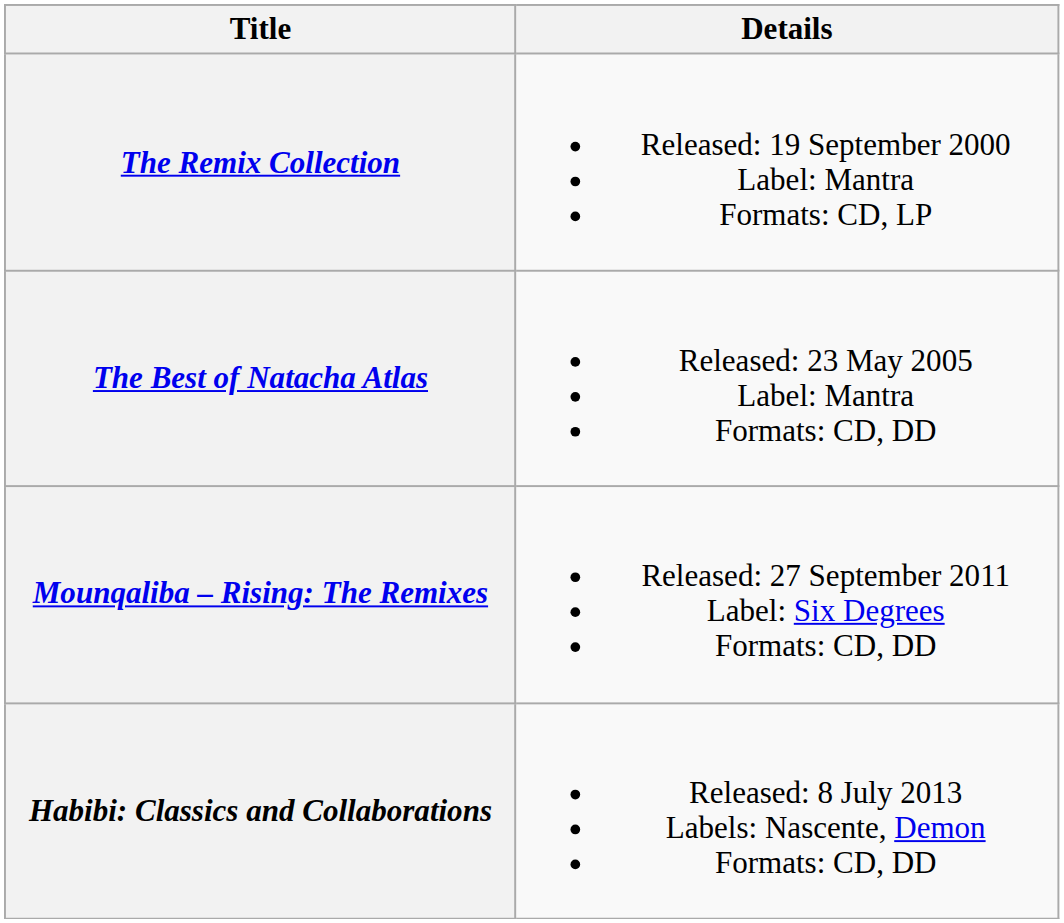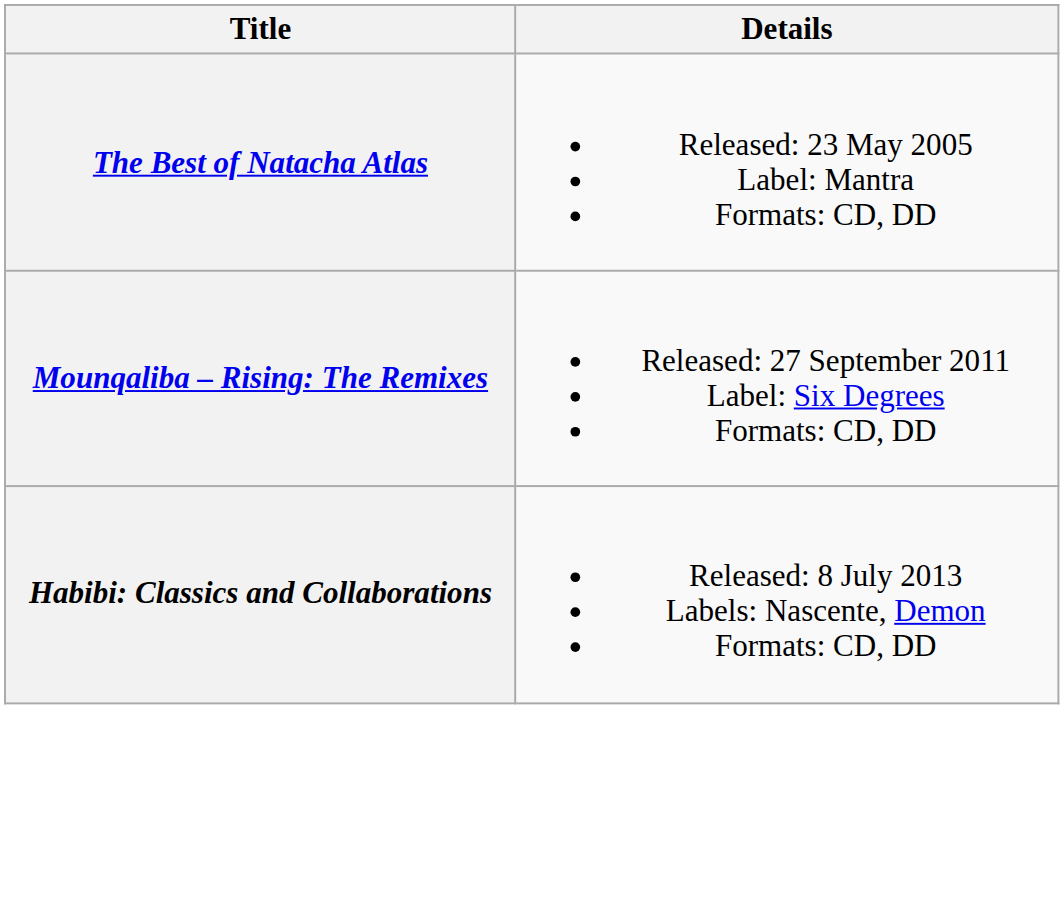- row: (260, 161)
